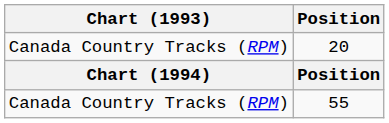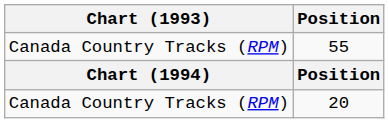rows swapped: (339, 103) <-> (339, 47)
